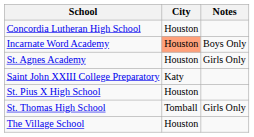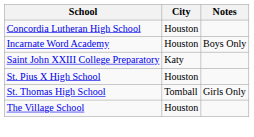(181, 44) lightsalmon background -> (181, 44) no background
- row: (46, 60)
